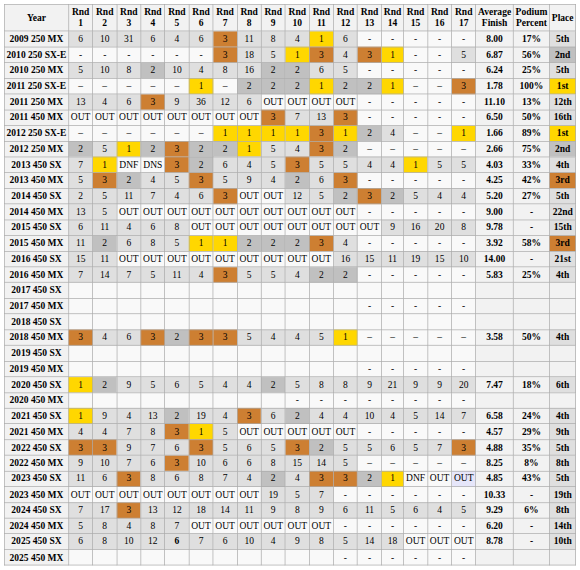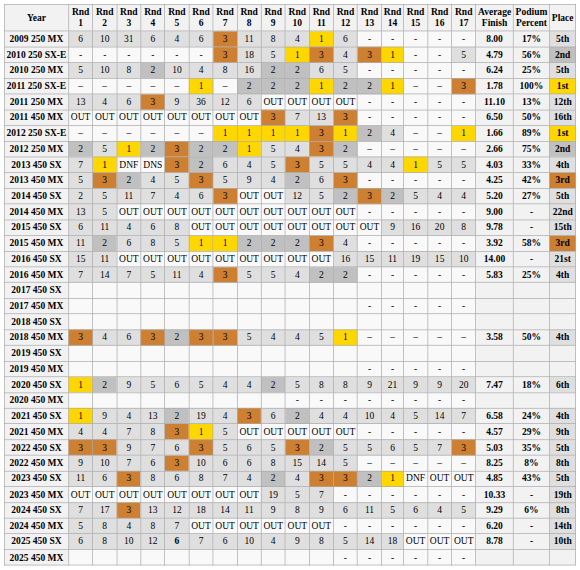(495, 54) 6.87 -> (495, 54) 4.79
(495, 447) 4.88 -> (495, 447) 5.03
(464, 478) lavender background -> (464, 478) no background
